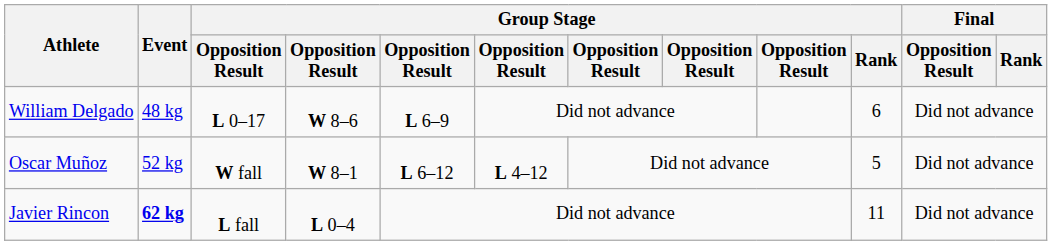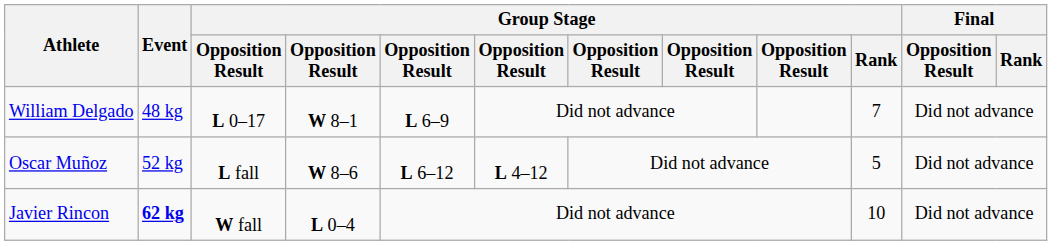(333, 122) W 8–6 -> (333, 122) W 8–1
(876, 111) 6 -> (876, 111) 7
(239, 173) W fall -> (239, 173) L fall
(333, 173) W 8–1 -> (333, 173) W 8–6
(239, 225) L fall -> (239, 225) W fall
(876, 214) 11 -> (876, 214) 10
